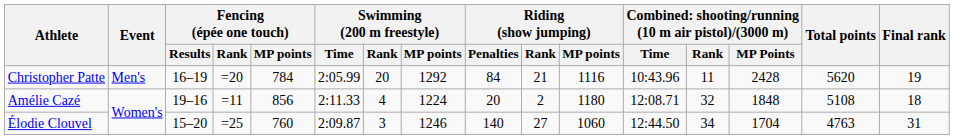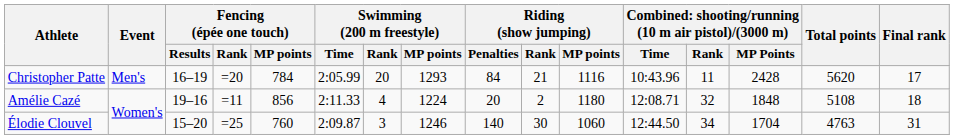(433, 77) 1292 -> (433, 77) 1293
(914, 77) 19 -> (914, 77) 17
(540, 123) 27 -> (540, 123) 30
